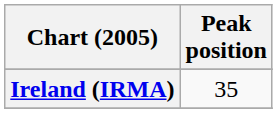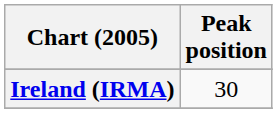(226, 88) 35 -> (226, 88) 30
